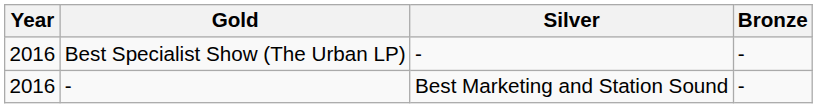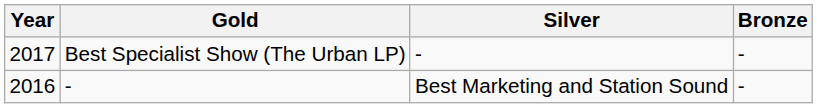(32, 53) 2016 -> (32, 53) 2017
